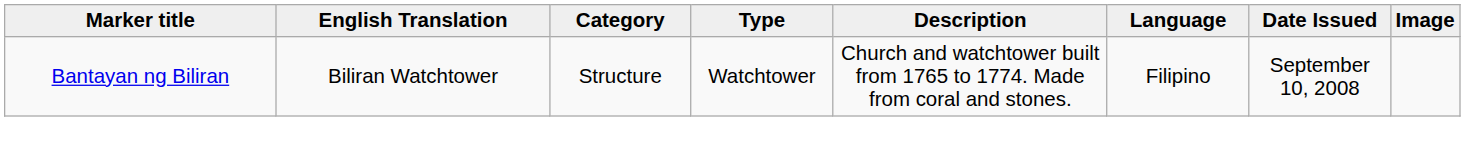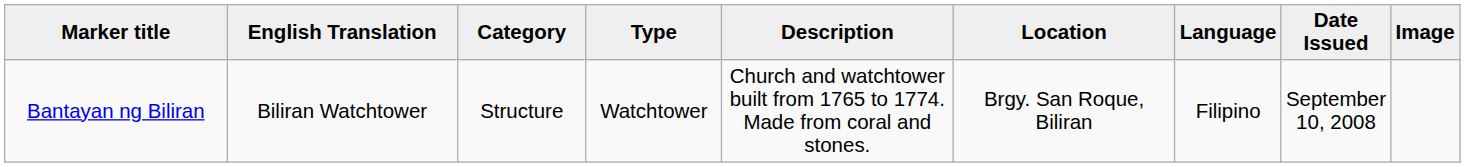+ column: (1064, 32)
